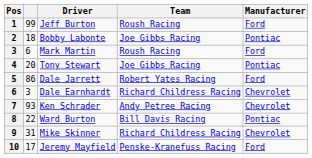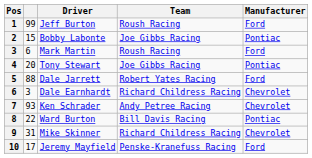(31, 39) 18 -> (31, 39) 15
(31, 79) 86 -> (31, 79) 88
